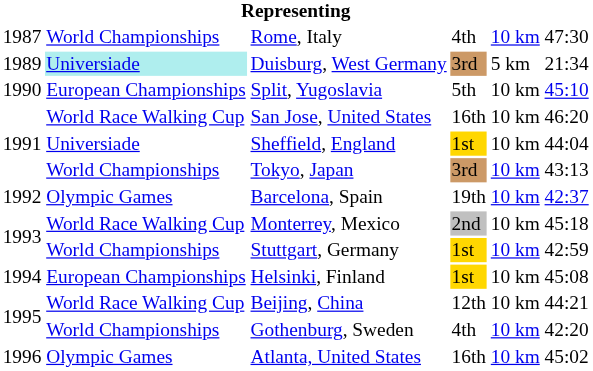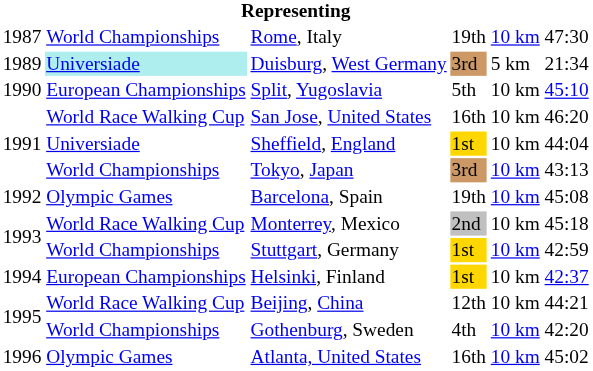(464, 37) 4th -> (469, 37) 19th
(567, 196) 42:37 -> (567, 196) 45:08
(567, 276) 45:08 -> (567, 276) 42:37
